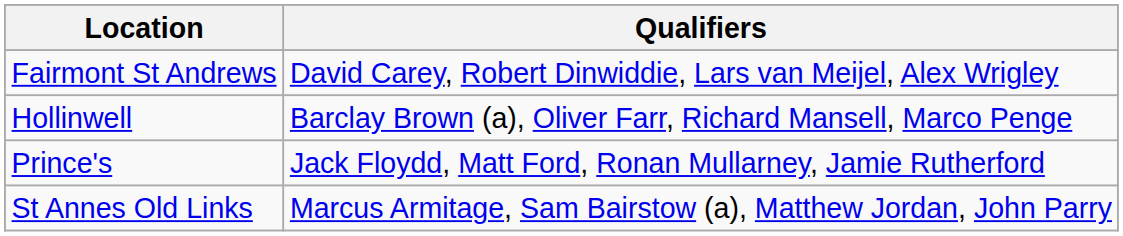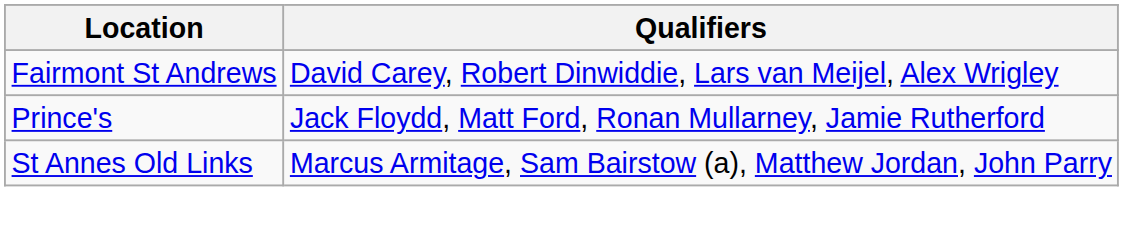- row: (72, 118)
